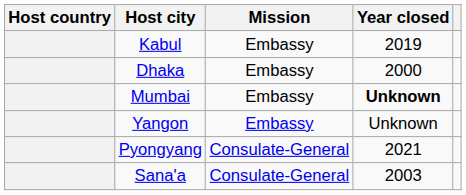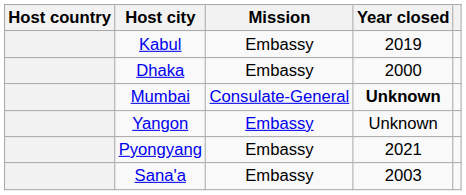(279, 96) Embassy -> (279, 96) Consulate-General
(279, 149) Consulate-General -> (279, 149) Embassy
(279, 176) Consulate-General -> (279, 176) Embassy
